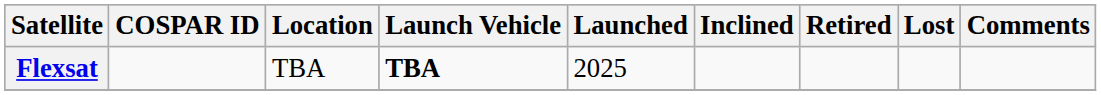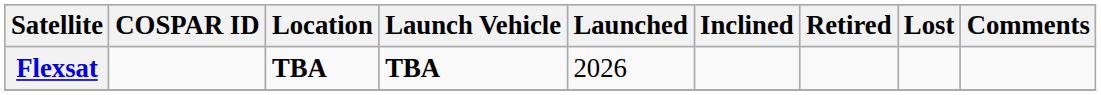(299, 68) normal -> (299, 68) bold
(600, 68) 2025 -> (600, 68) 2026
